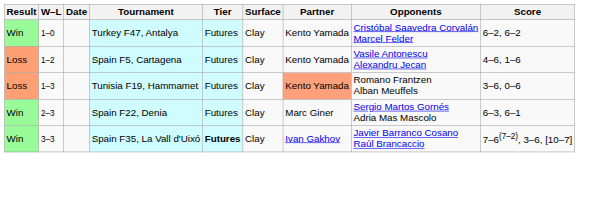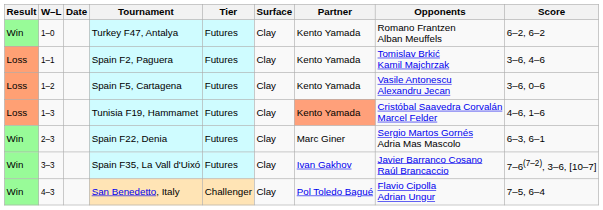(416, 33) Cristóbal Saavedra Corvalán Marcel Felder -> (417, 33) Romano Frantzen Alban Meuffels
+ row: (132, 59)
(502, 59) 4–6, 1–6 -> (526, 86) 3–6, 0–6
(393, 86) Romano Frantzen Alban Meuffels -> (440, 112) Cristóbal Saavedra Corvalán Marcel Felder
(502, 86) 3–6, 0–6 -> (526, 112) 4–6, 1–6
(223, 139) bold -> (221, 165) normal
+ row: (136, 191)
